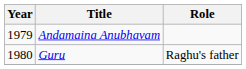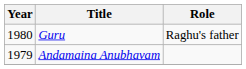rows swapped: (99, 34) <-> (52, 54)
